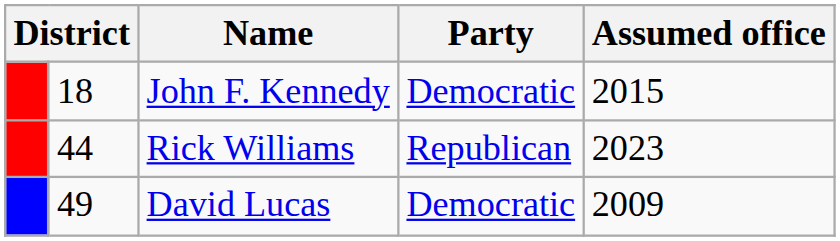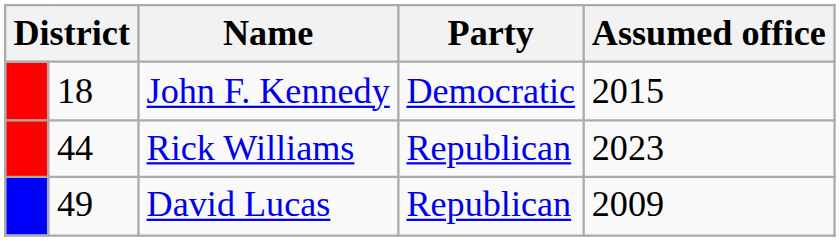(491, 205) Democratic -> (489, 205) Republican
